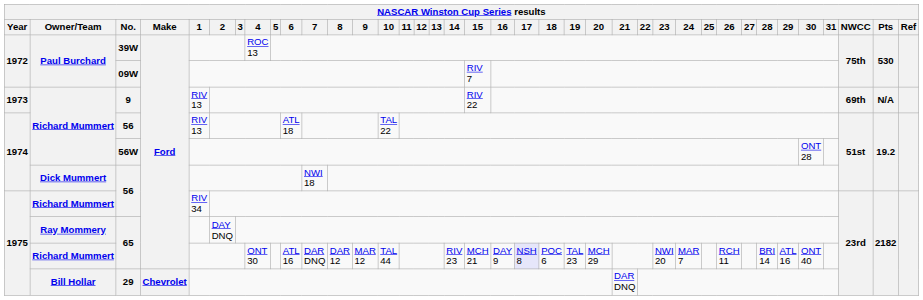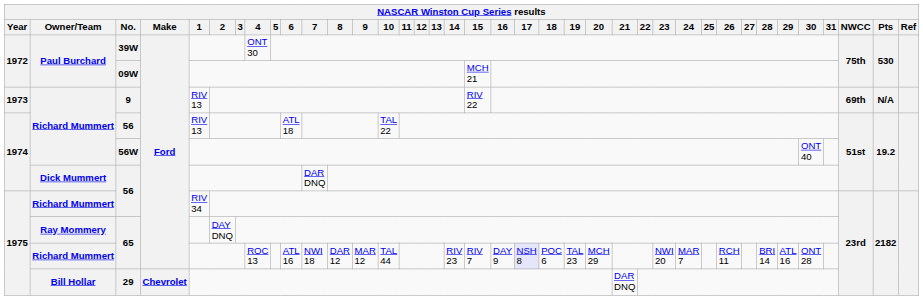(258, 47) ROC 13 -> (257, 47) ONT 30
(475, 73) RIV 7 -> (478, 73) MCH 21
(811, 152) ONT 28 -> (811, 152) ONT 40
(313, 178) NWI 18 -> (315, 178) DAR DNQ
(257, 256) ONT 30 -> (258, 256) ROC 13
(315, 256) DAR DNQ -> (313, 256) NWI 18
(478, 256) MCH 21 -> (475, 256) RIV 7
(811, 256) ONT 40 -> (811, 256) ONT 28
